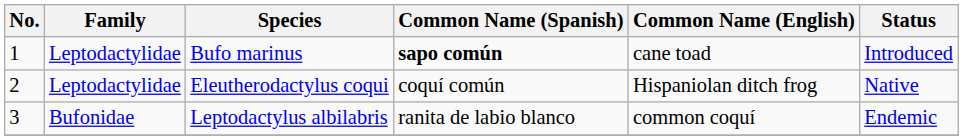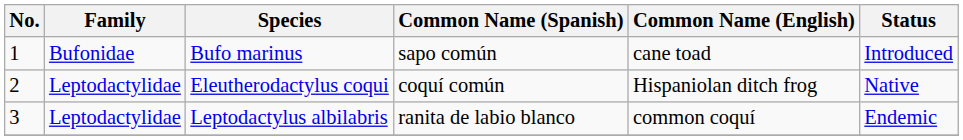(115, 53) Leptodactylidae -> (92, 53) Bufonidae
(450, 53) bold -> (447, 53) normal
(92, 118) Bufonidae -> (115, 118) Leptodactylidae
